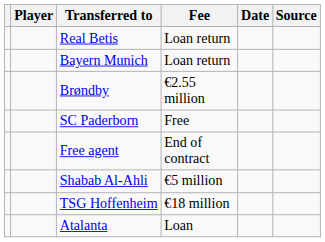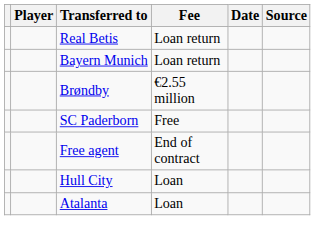- row: (104, 181)
- row: (109, 203)
+ row: (86, 181)
